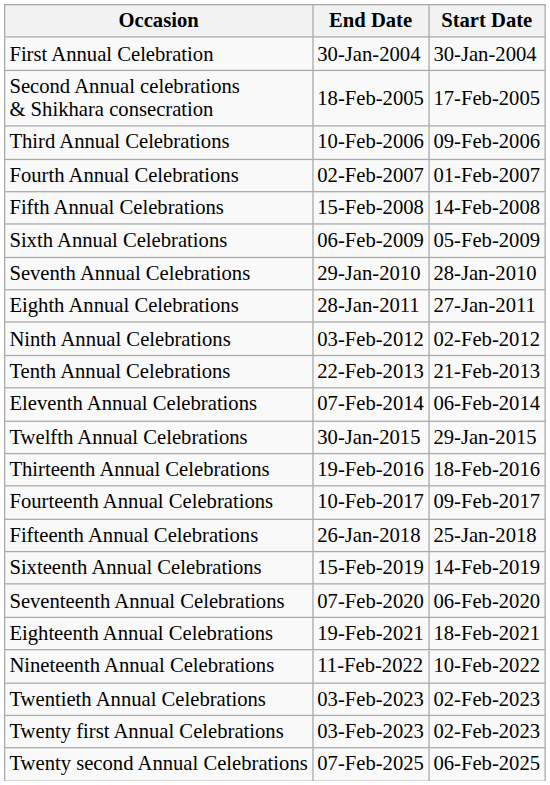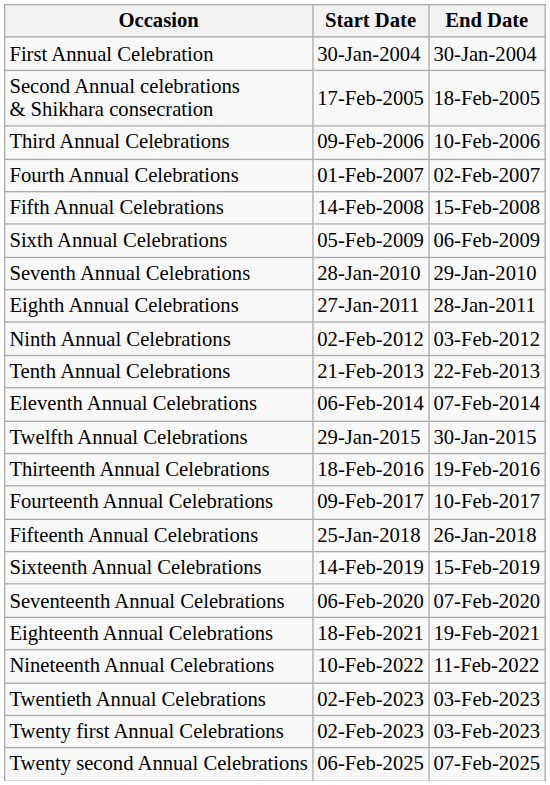columns swapped: (487, 20) <-> (371, 20)
